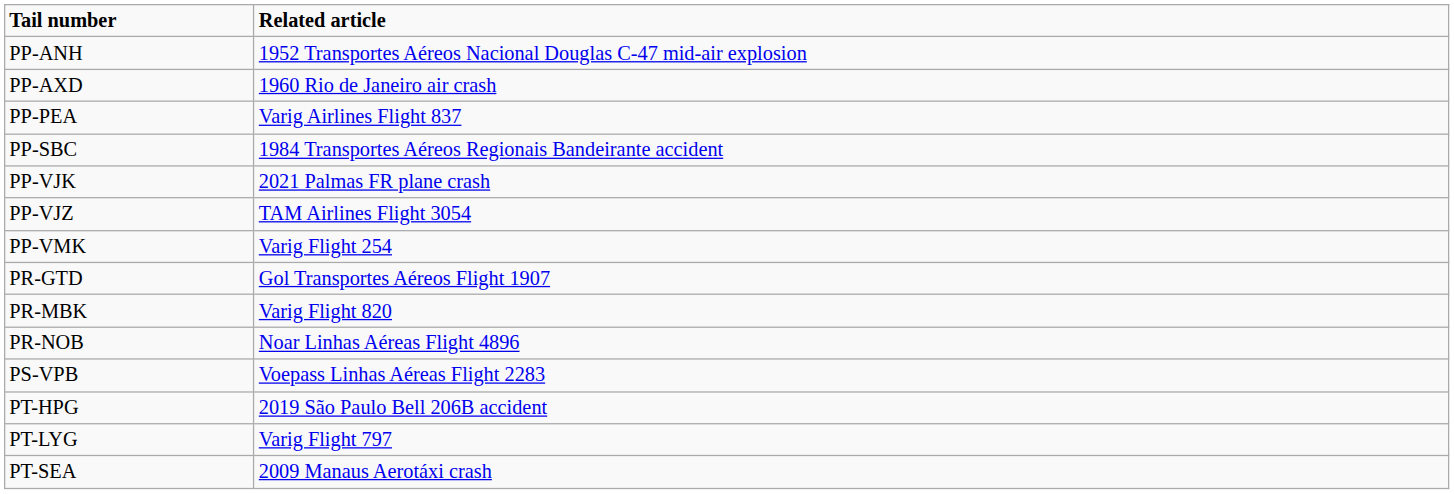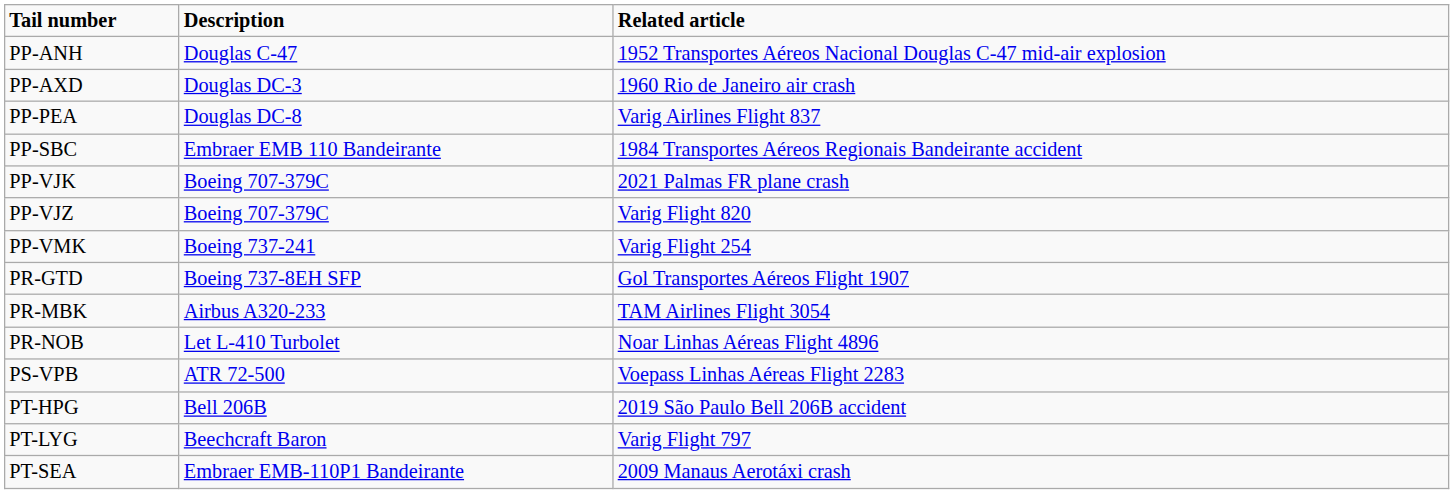+ column: (234, 20)
(365, 213) TAM Airlines Flight 3054 -> (684, 213) Varig Flight 820
(325, 310) Varig Flight 820 -> (724, 310) TAM Airlines Flight 3054
